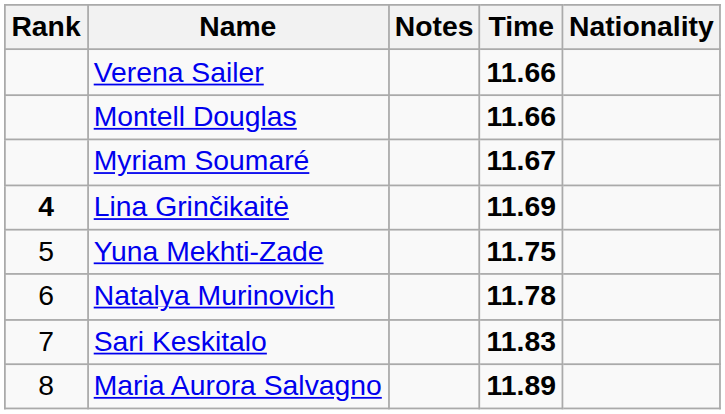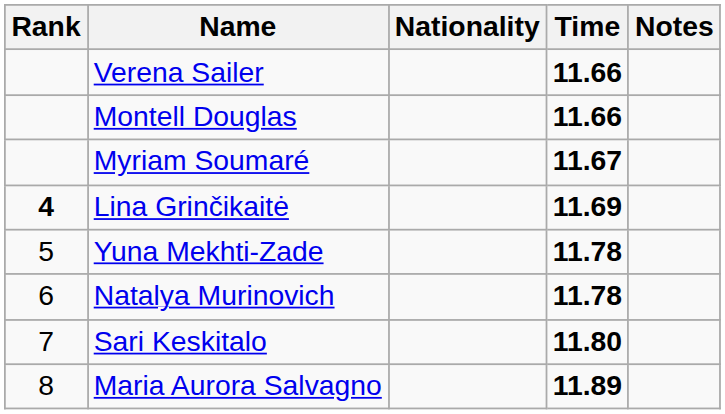columns swapped: (641, 26) <-> (434, 26)
(521, 251) 11.75 -> (587, 251) 11.78
(521, 341) 11.83 -> (587, 341) 11.80
